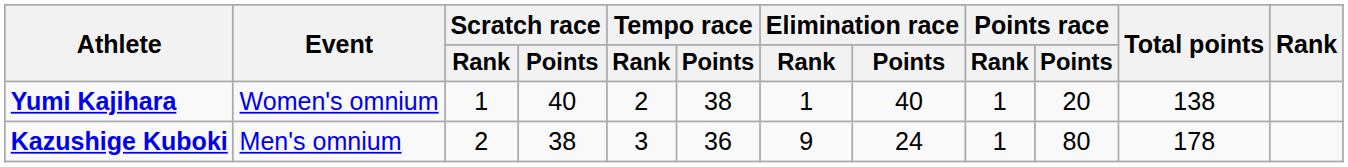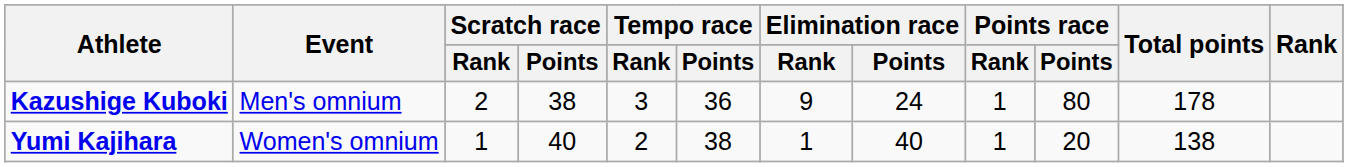rows swapped: (119, 142) <-> (94, 102)
